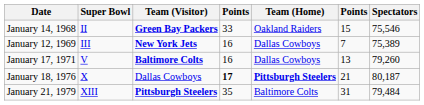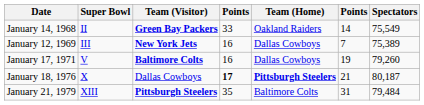(346, 28) 15 -> (346, 28) 14
(386, 28) 75,546 -> (386, 28) 75,549
(346, 60) 13 -> (346, 60) 19
